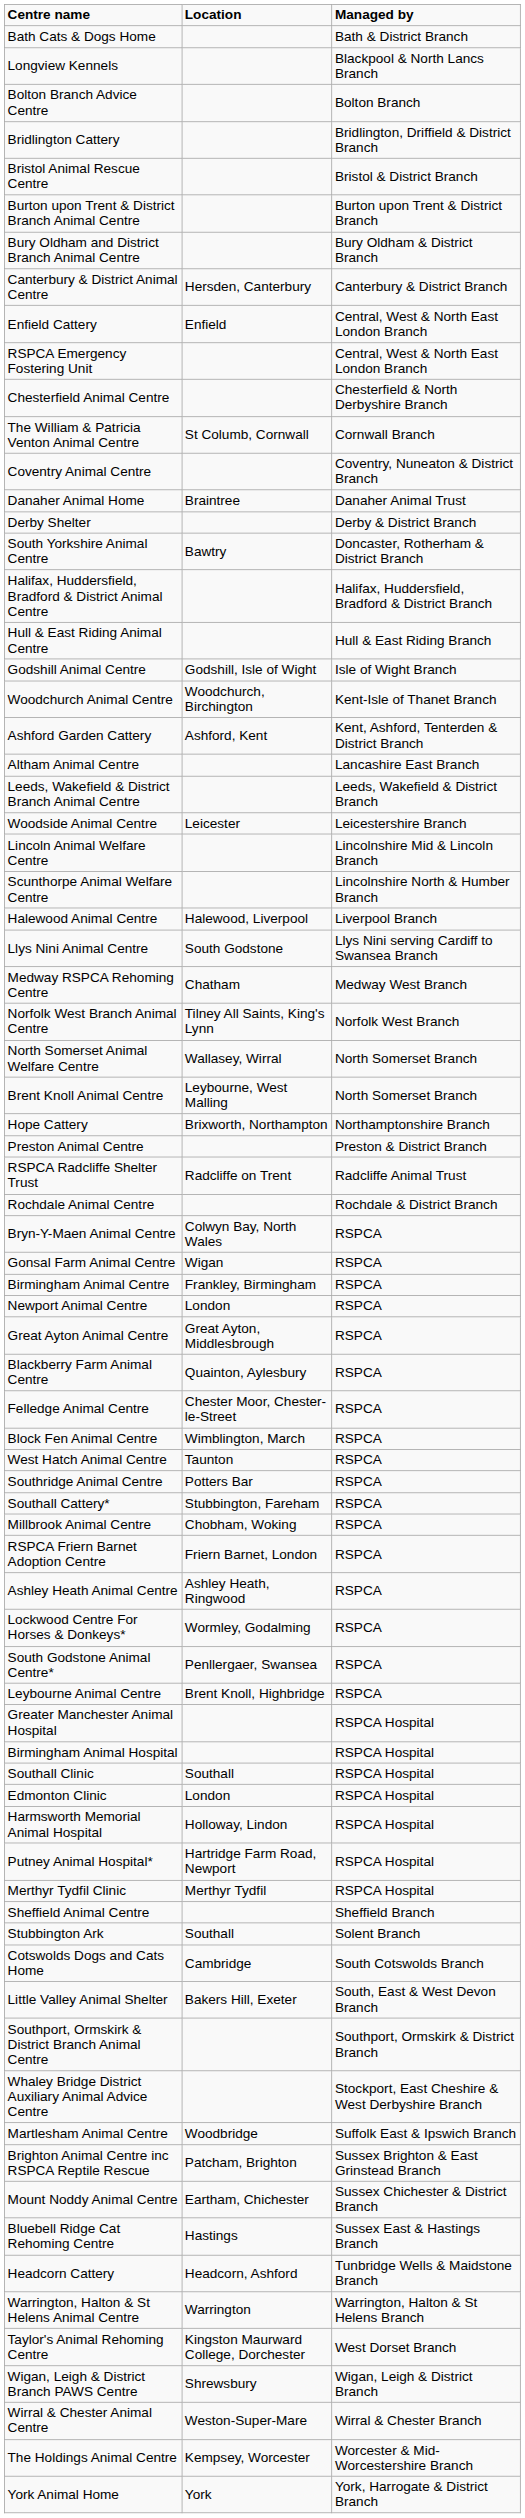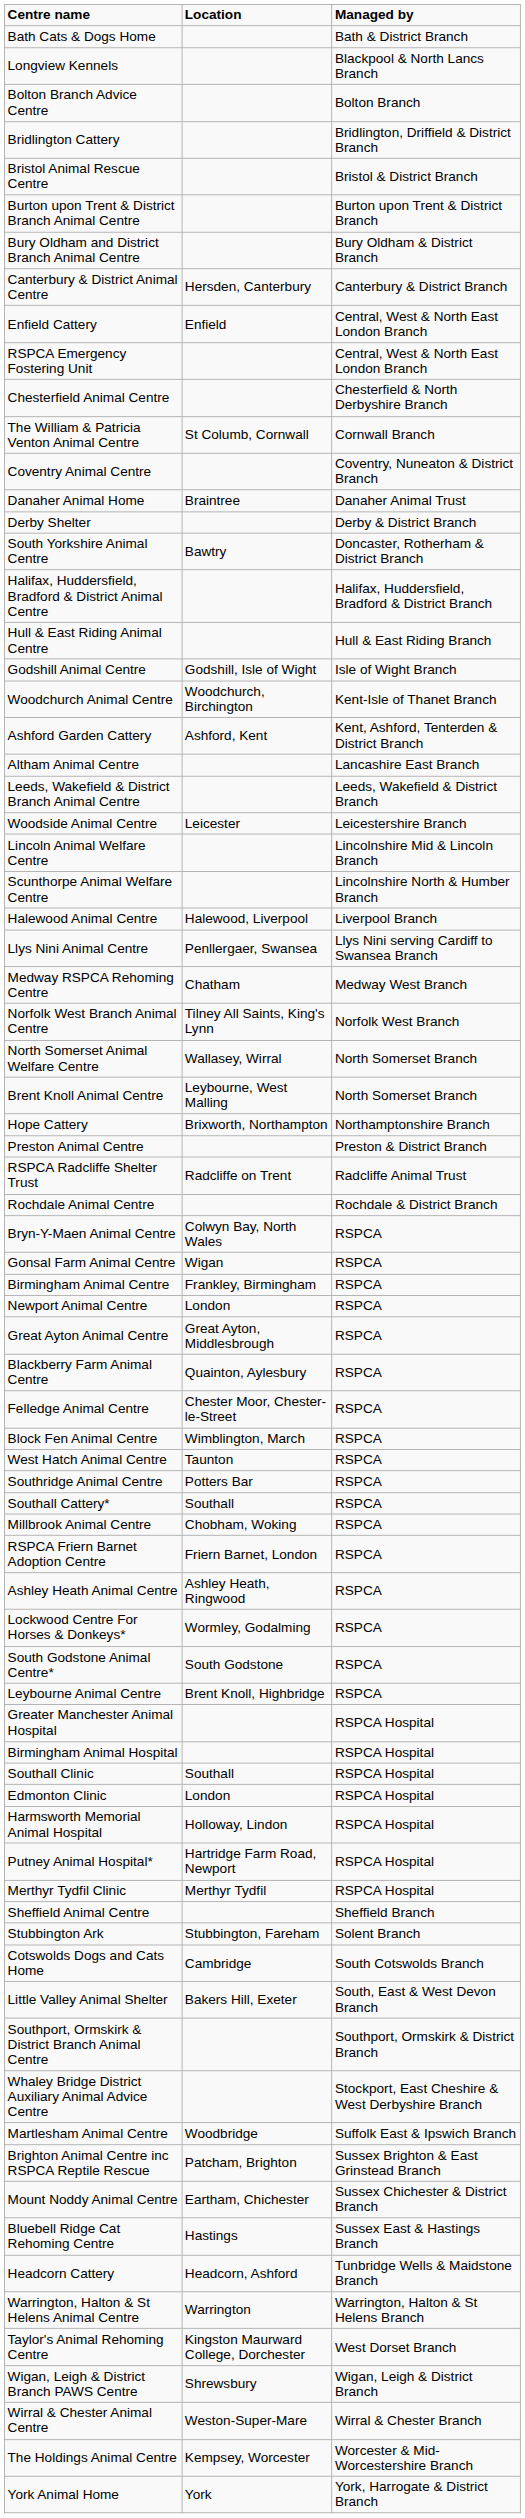(234, 948) South Godstone -> (251, 948) Penllergaer, Swansea
(252, 1503) Stubbington, Fareham -> (209, 1503) Southall
(251, 1664) Penllergaer, Swansea -> (234, 1664) South Godstone
(209, 1933) Southall -> (252, 1933) Stubbington, Fareham
